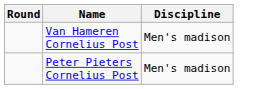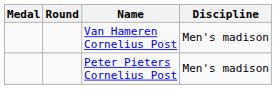+ column: (24, 13)
